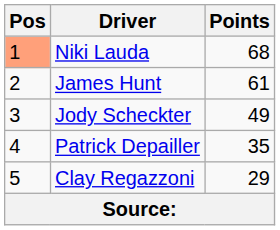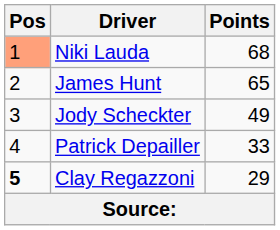(259, 84) 61 -> (259, 84) 65
(259, 147) 35 -> (259, 147) 33
(15, 178) normal -> (15, 178) bold
